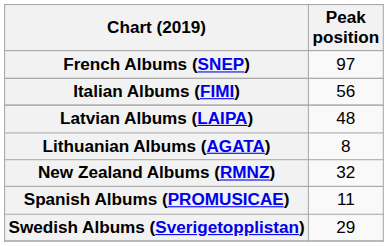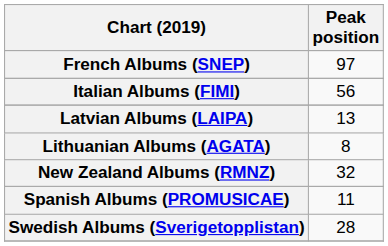(346, 118) 48 -> (346, 118) 13
(346, 227) 29 -> (346, 227) 28
